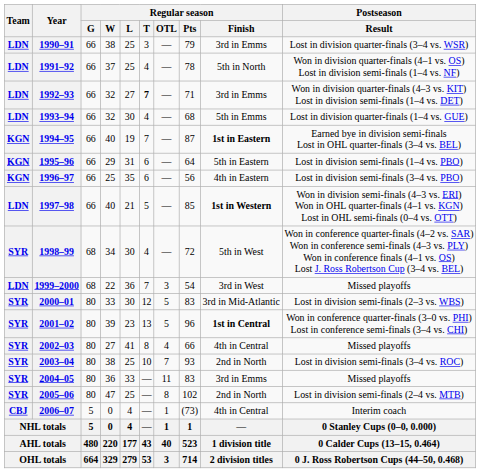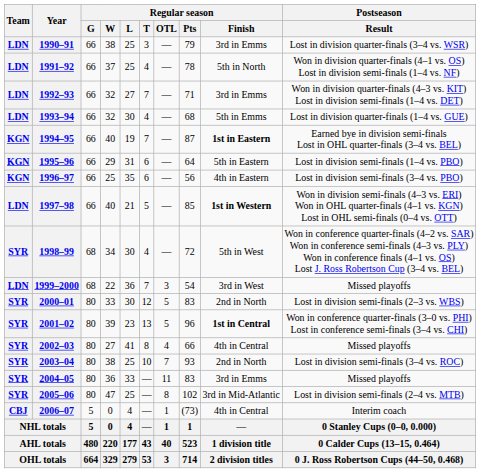(147, 95) bold -> (147, 95) normal
(241, 301) 3rd in Mid-Atlantic -> (241, 301) 2nd in North
(241, 395) 2nd in North -> (241, 395) 3rd in Mid-Atlantic
